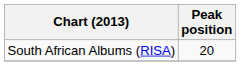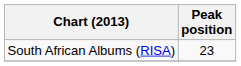(207, 50) 20 -> (207, 50) 23
